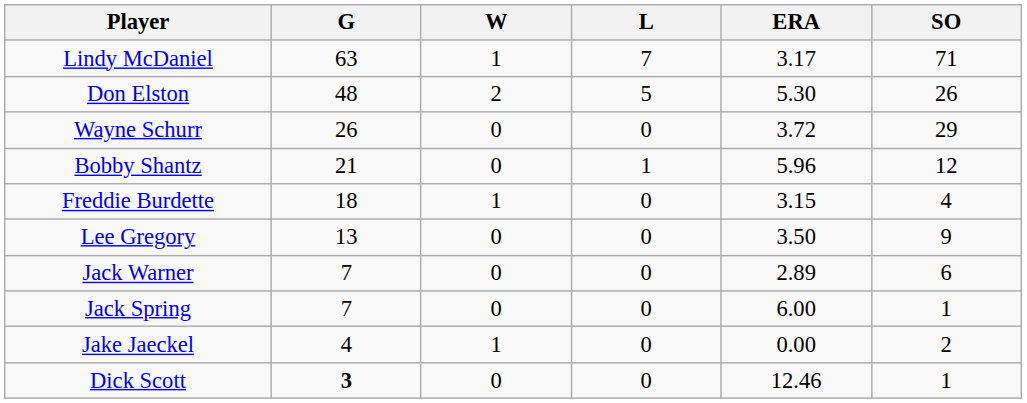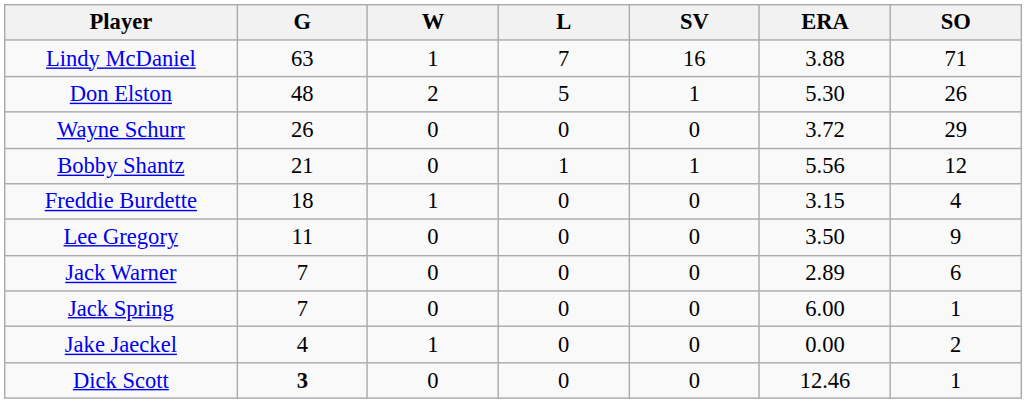+ column: (694, 22)
(796, 58) 3.17 -> (825, 58) 3.88
(796, 165) 5.96 -> (825, 165) 5.56
(346, 237) 13 -> (302, 237) 11
